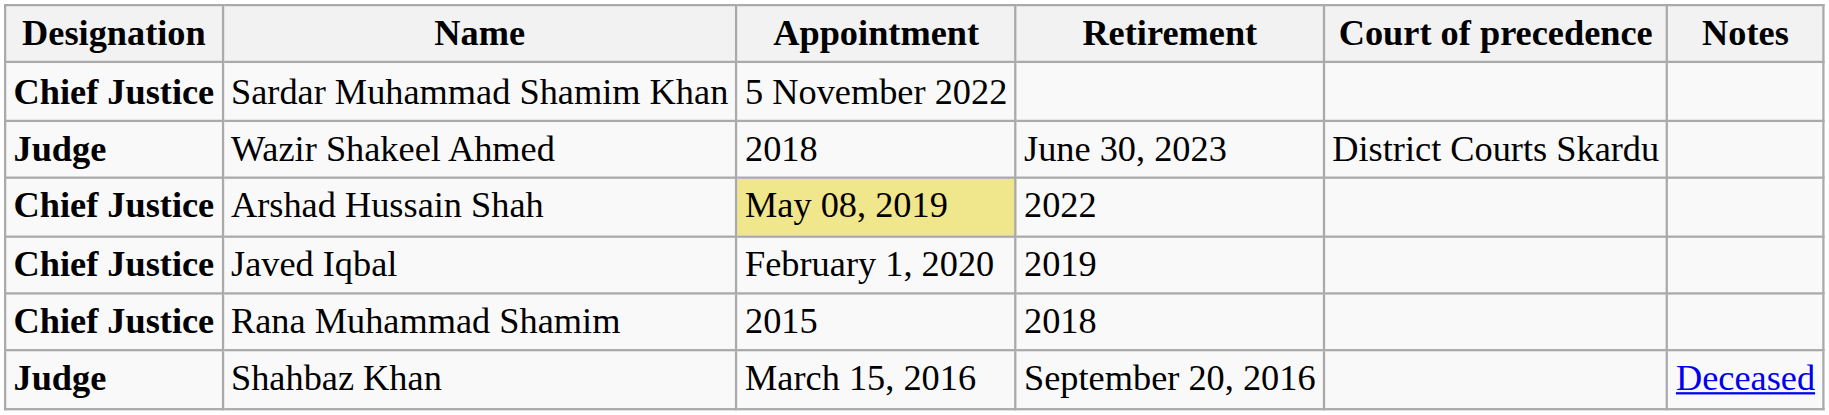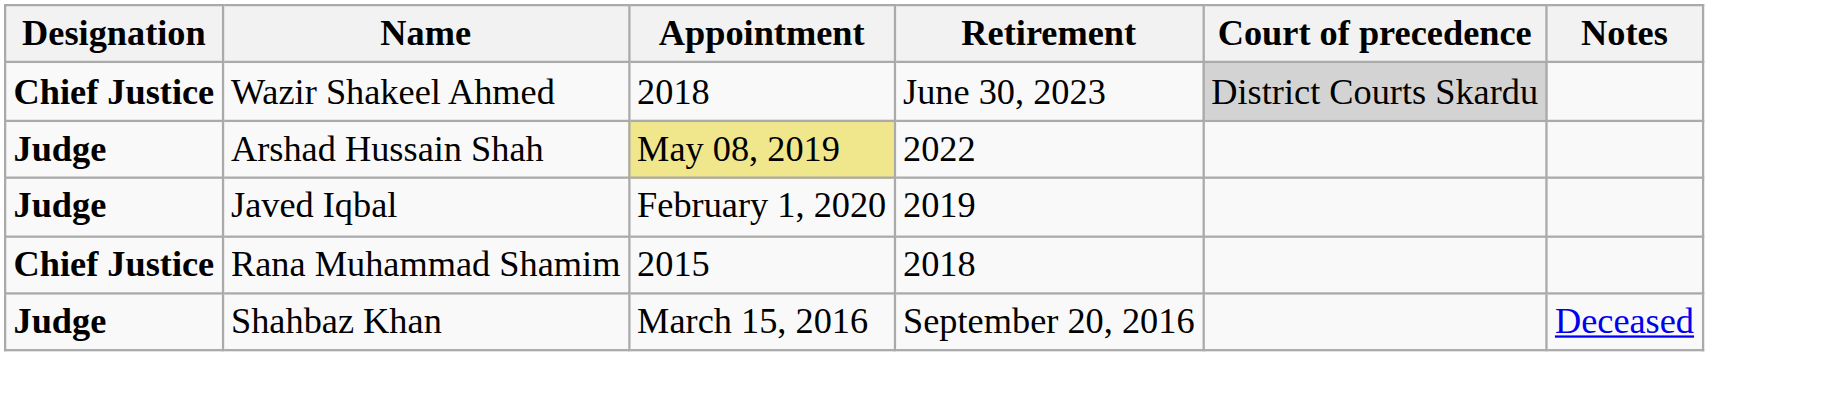- row: (480, 90)
(60, 148) Judge -> (114, 90) Chief Justice
(1496, 148) no background -> (1375, 90) lightgrey background
(114, 206) Chief Justice -> (60, 148) Judge
(114, 263) Chief Justice -> (60, 206) Judge
